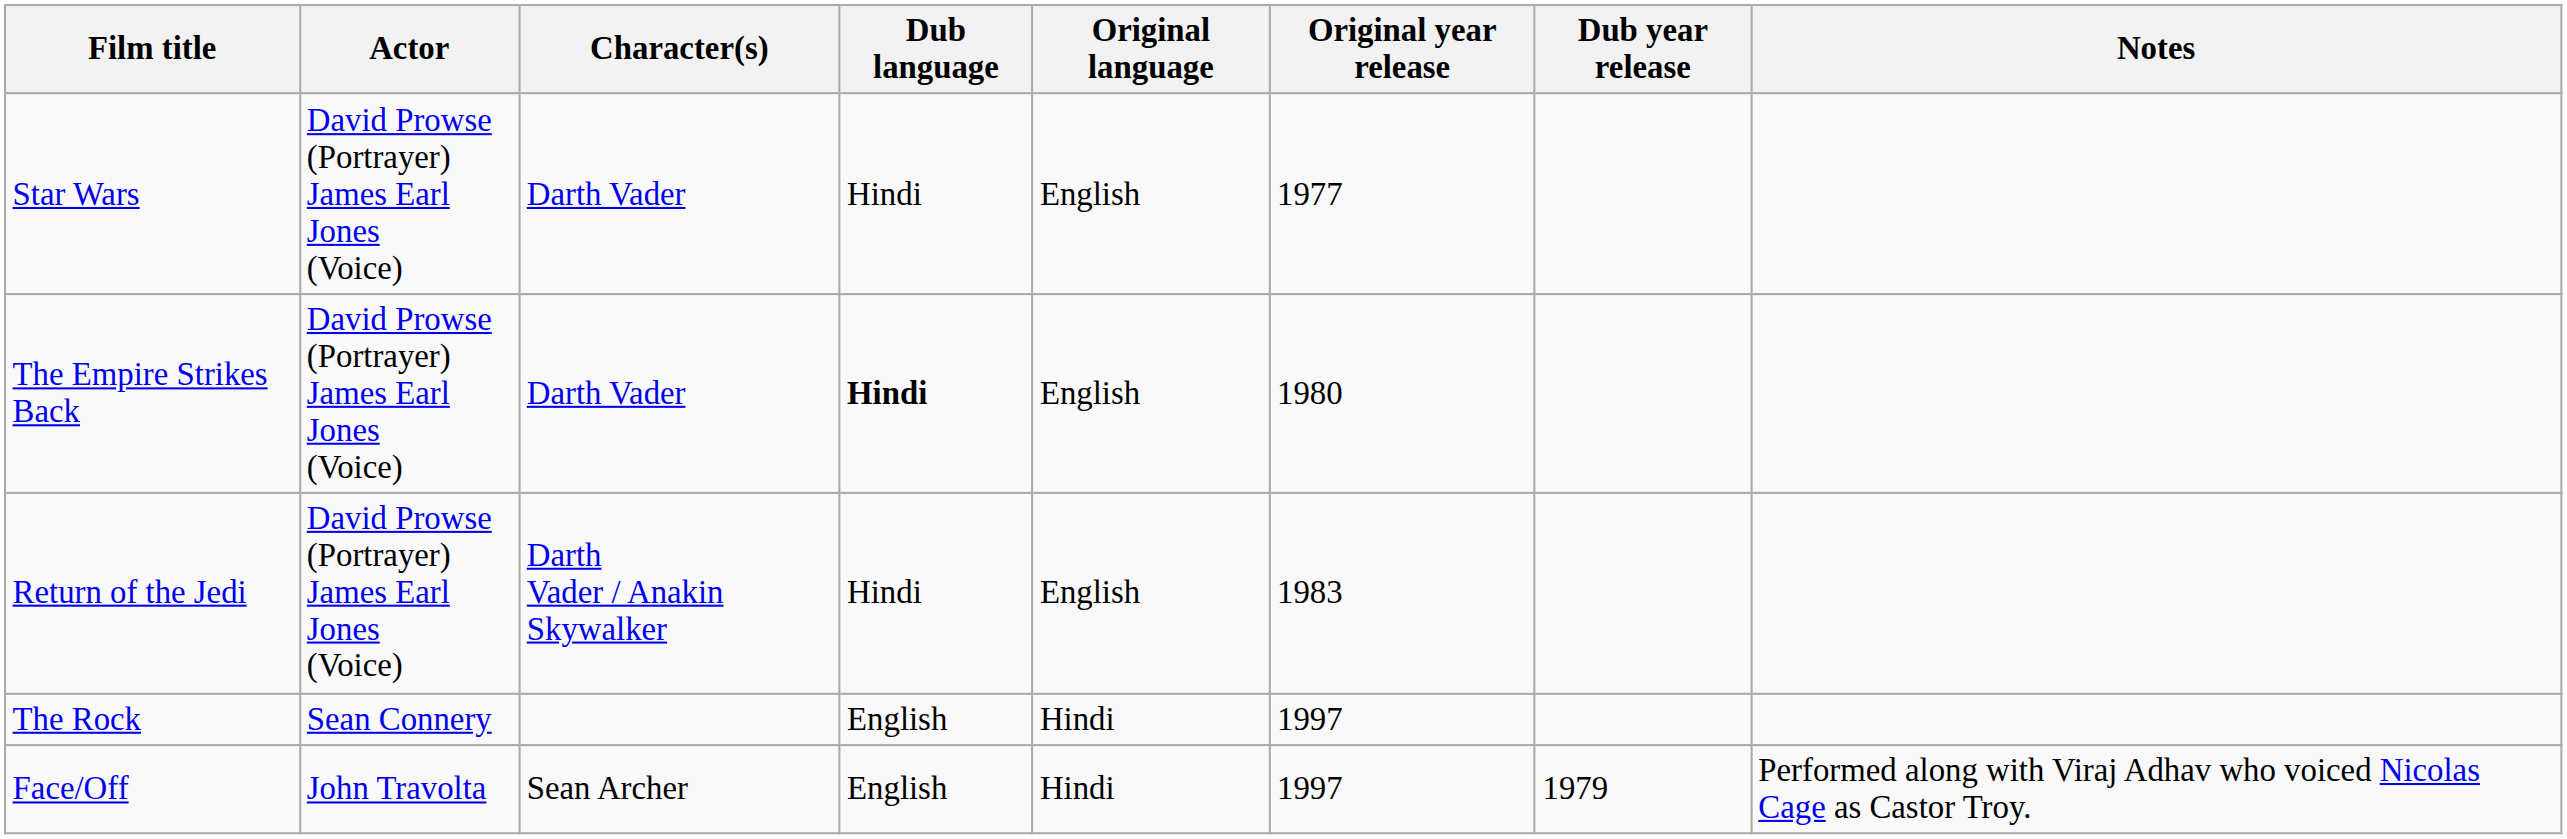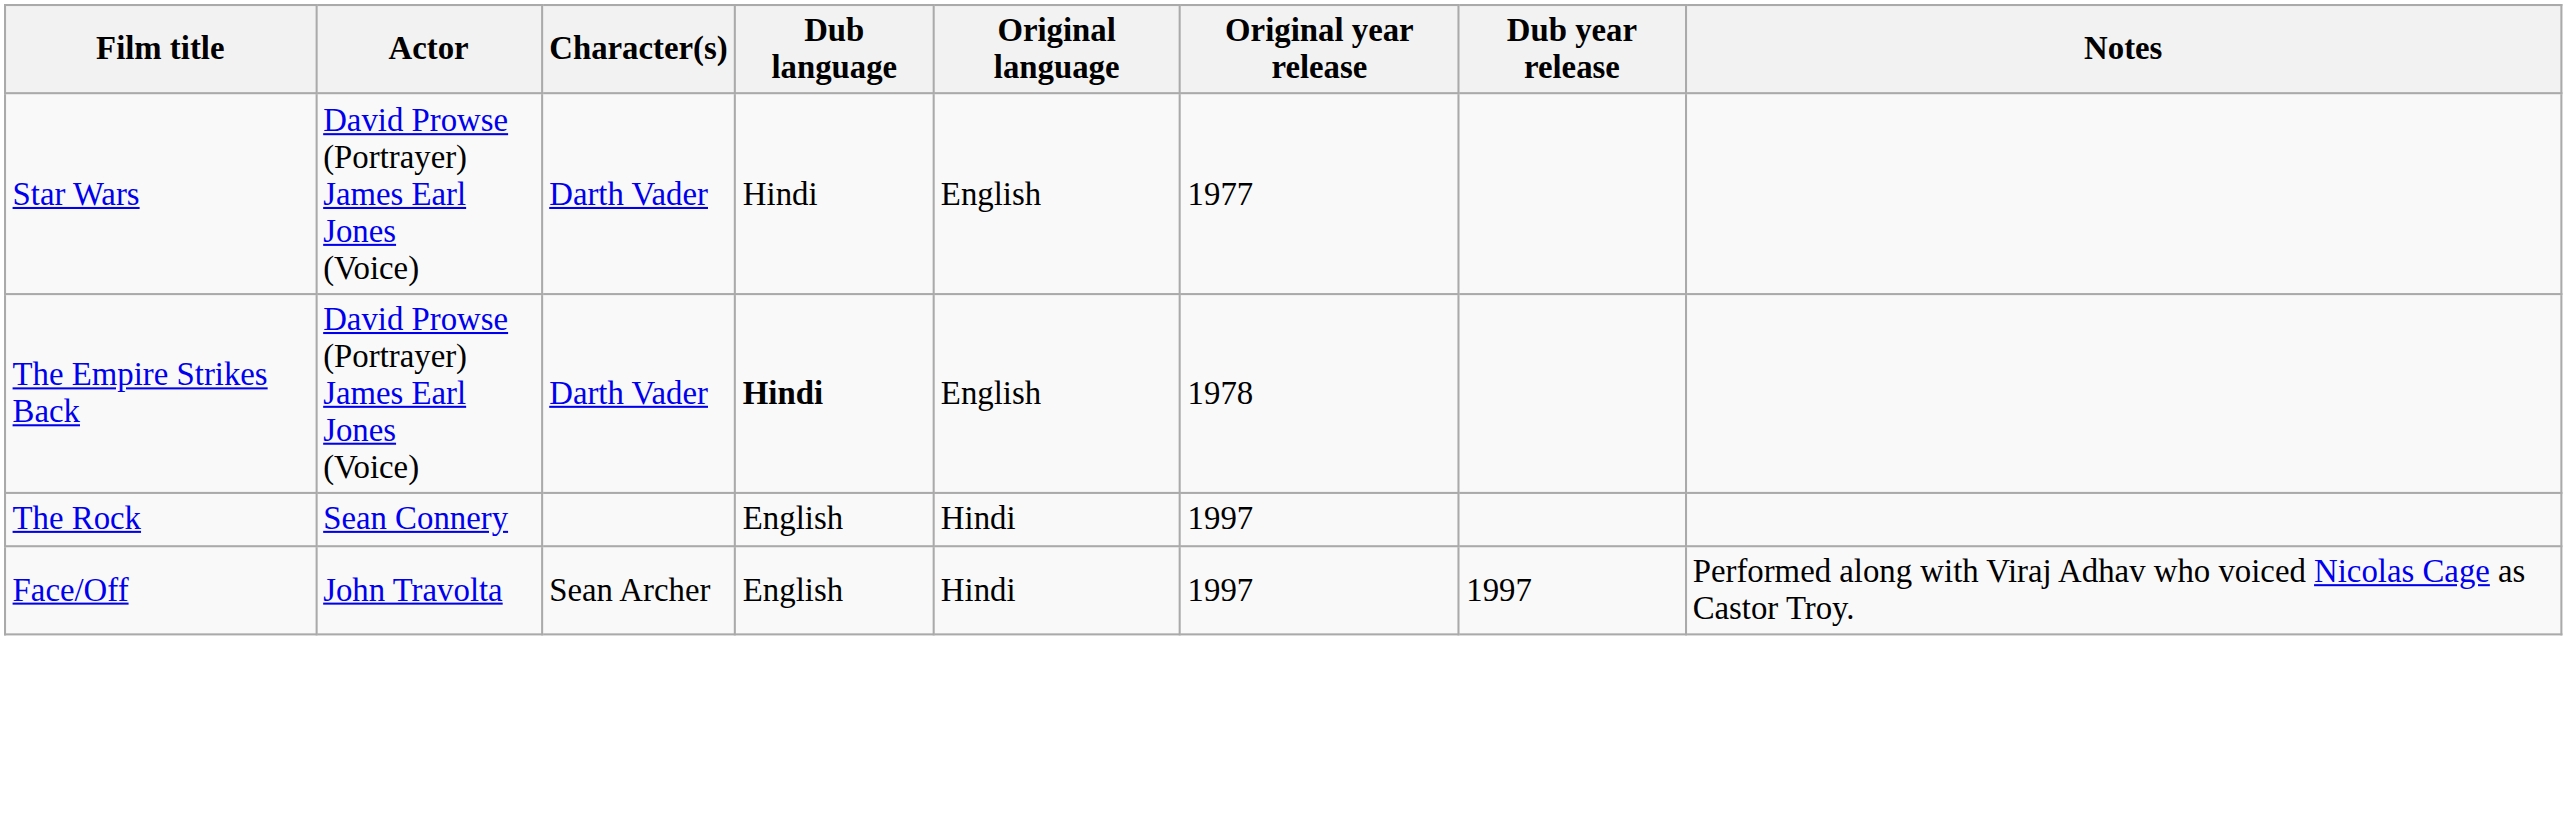(1310, 392) 1980 -> (1220, 392) 1978
- row: (130, 592)
(1575, 788) 1979 -> (1499, 589) 1997
